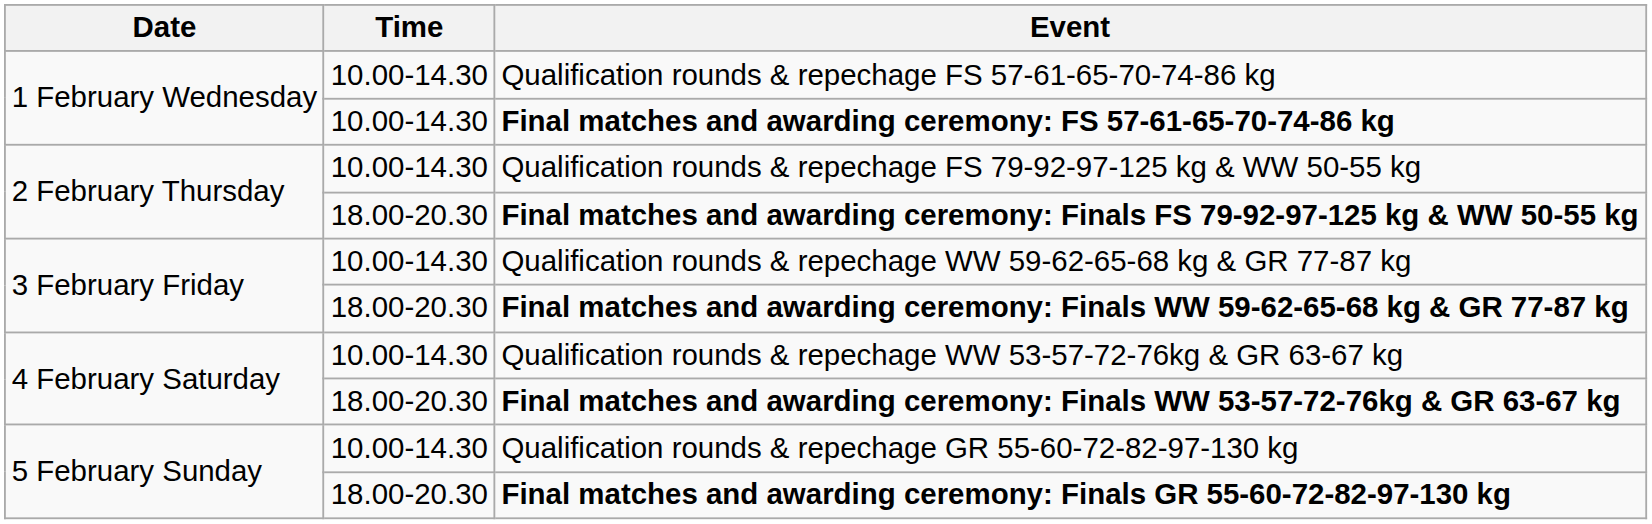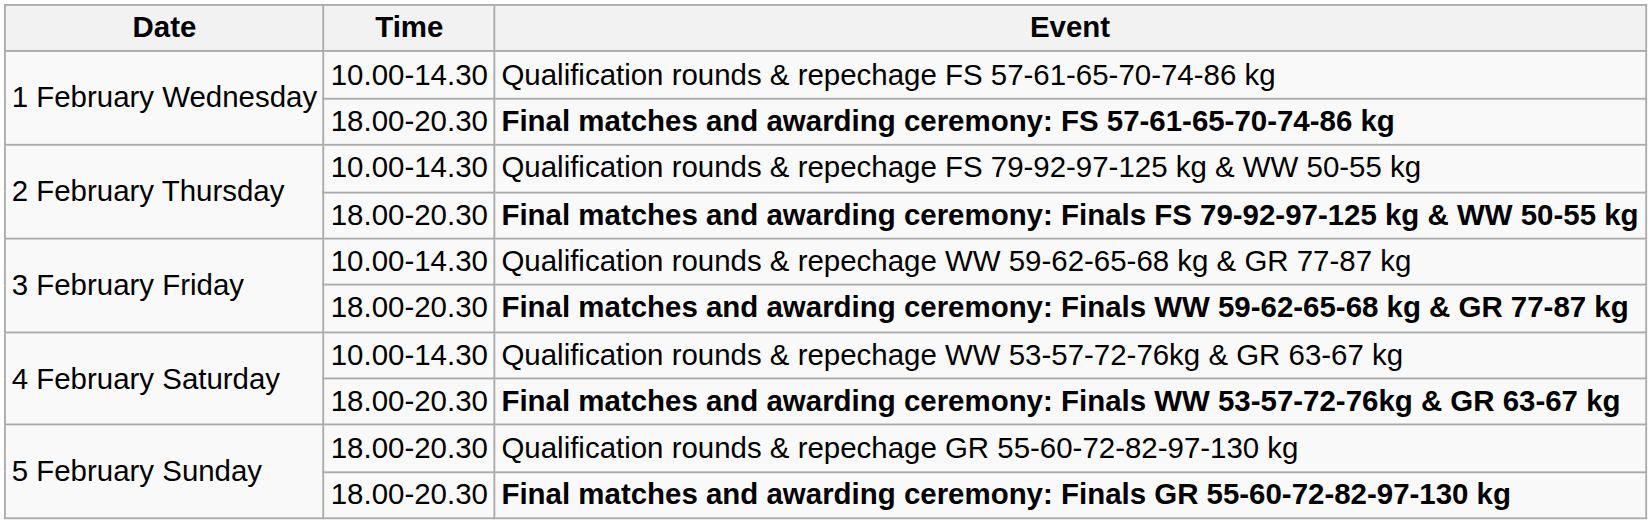(409, 121) 10.00-14.30 -> (409, 121) 18.00-20.30
(409, 448) 10.00-14.30 -> (409, 448) 18.00-20.30
